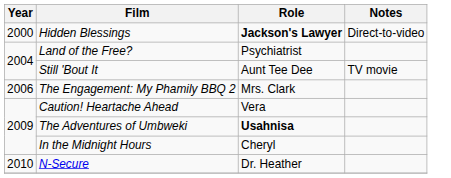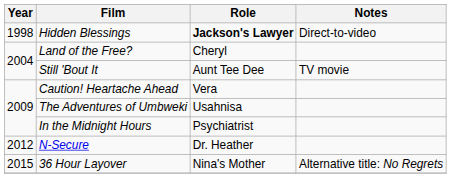(20, 32) 2000 -> (20, 32) 1998
(271, 51) Psychiatrist -> (210, 51) Cheryl
- row: (137, 88)
(267, 126) bold -> (217, 107) normal
(258, 145) Cheryl -> (223, 126) Psychiatrist
(20, 164) 2010 -> (20, 145) 2012
+ row: (83, 164)
